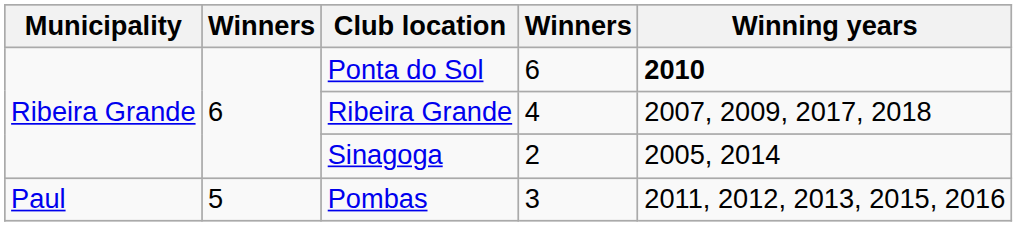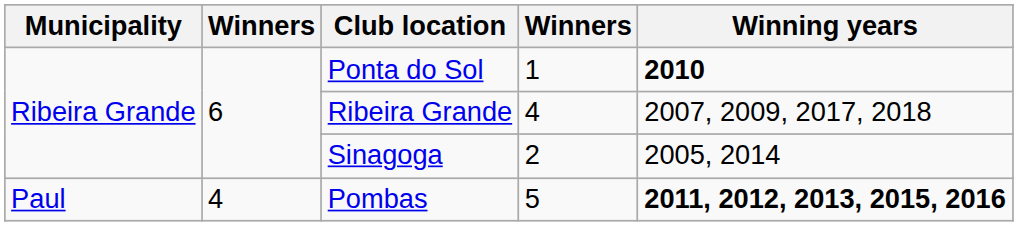(532, 69) 6 -> (532, 69) 1
(216, 198) 5 -> (216, 198) 4
(532, 198) 3 -> (532, 198) 5
(825, 198) normal -> (825, 198) bold
